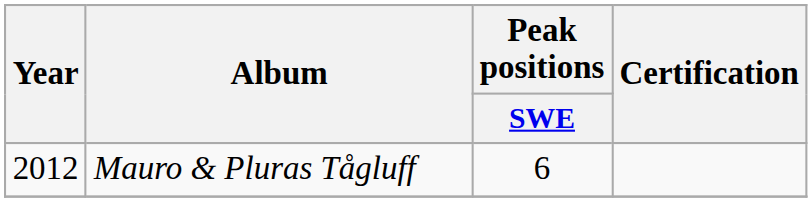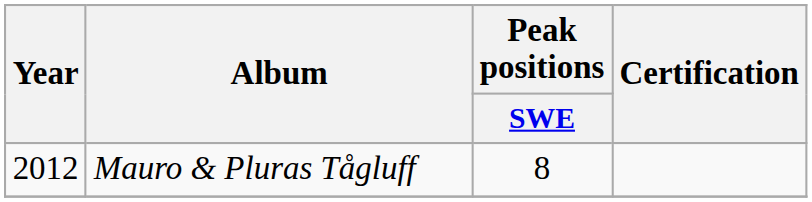(542, 168) 6 -> (542, 168) 8
